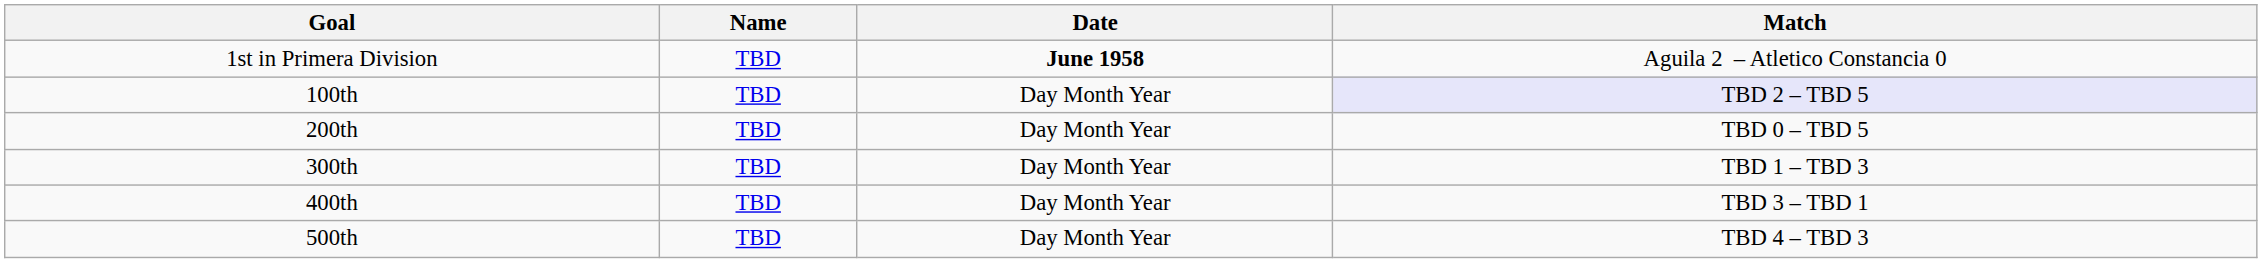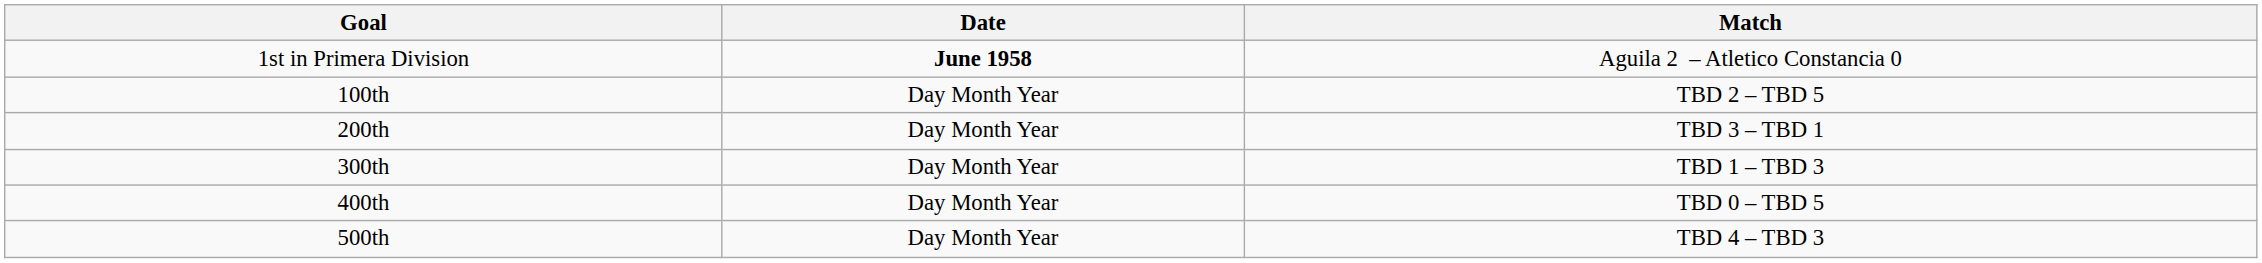- column: (758, 22)
(1795, 94) lavender background -> (1750, 94) no background
(1795, 130) TBD 0 – TBD 5 -> (1750, 130) TBD 3 – TBD 1
(1795, 202) TBD 3 – TBD 1 -> (1750, 202) TBD 0 – TBD 5
